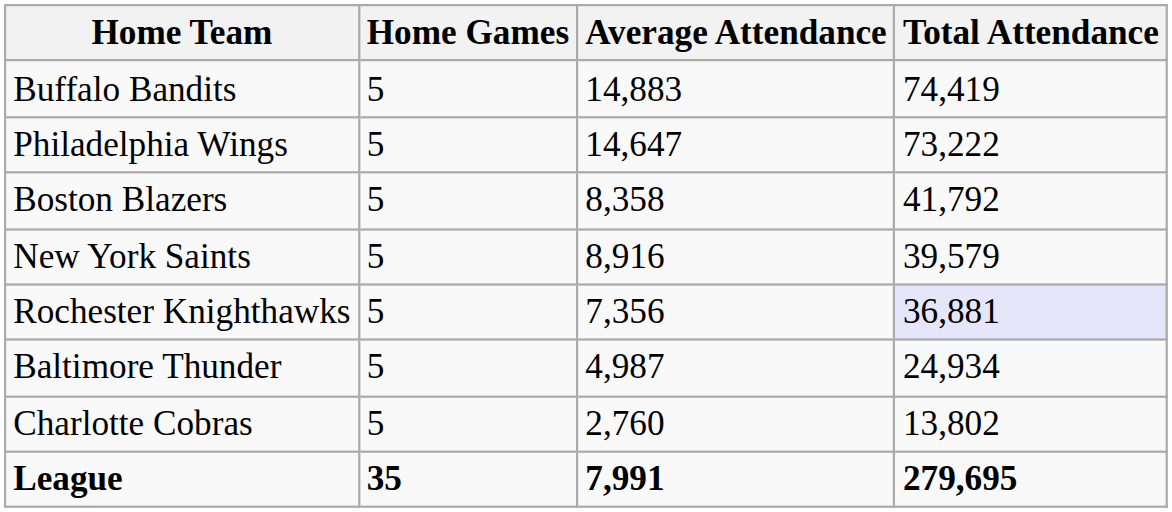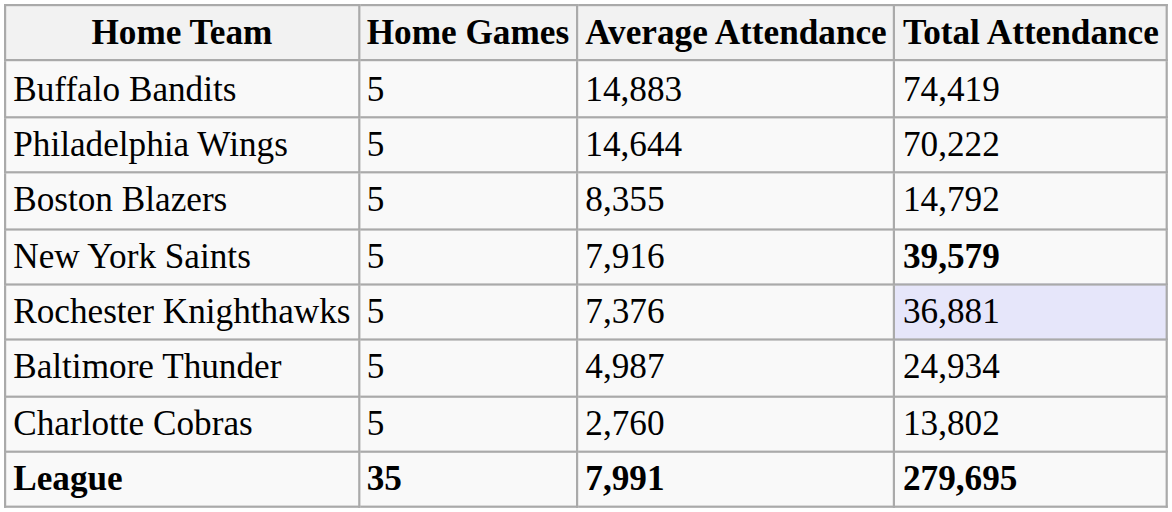(634, 144) 14,647 -> (634, 144) 14,644
(951, 144) 73,222 -> (951, 144) 70,222
(625, 199) 8,358 -> (625, 199) 8,355
(951, 199) 41,792 -> (951, 199) 14,792
(625, 255) 8,916 -> (625, 255) 7,916
(951, 255) normal -> (951, 255) bold
(625, 311) 7,356 -> (625, 311) 7,376
